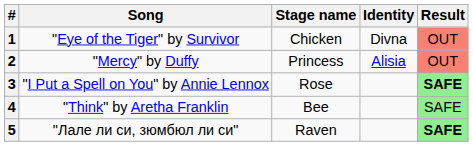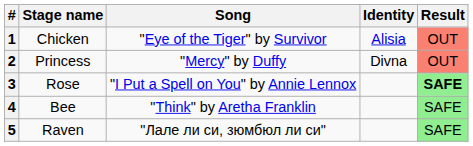columns swapped: (316, 15) <-> (146, 15)
(389, 38) Divna -> (389, 38) Alisia
(389, 61) Alisia -> (389, 61) Divna
(443, 130) bold -> (443, 130) normal
